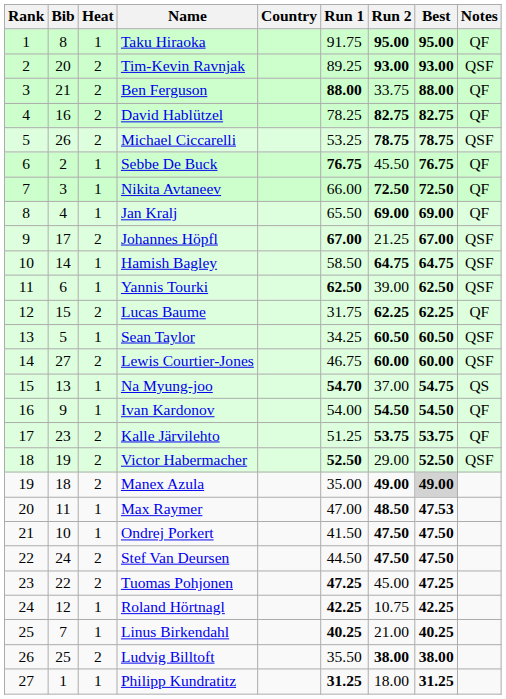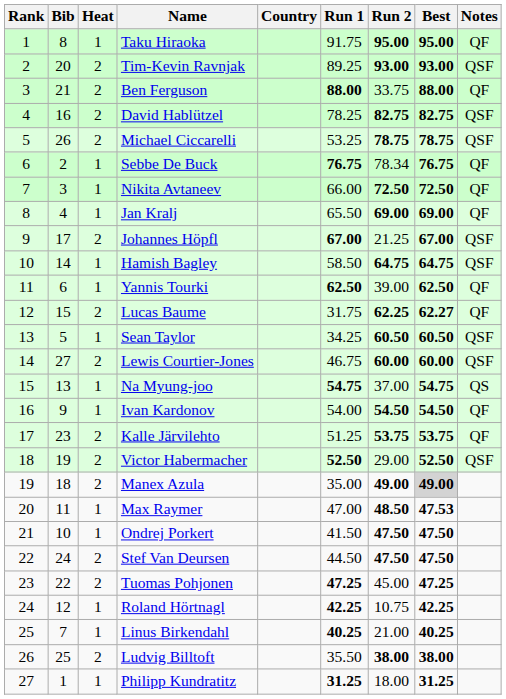(479, 115) QF -> (479, 115) QSF
(391, 164) 45.50 -> (391, 164) 78.34
(479, 287) QSF -> (479, 287) QF
(436, 312) 62.25 -> (436, 312) 62.27
(344, 386) 54.70 -> (344, 386) 54.75
